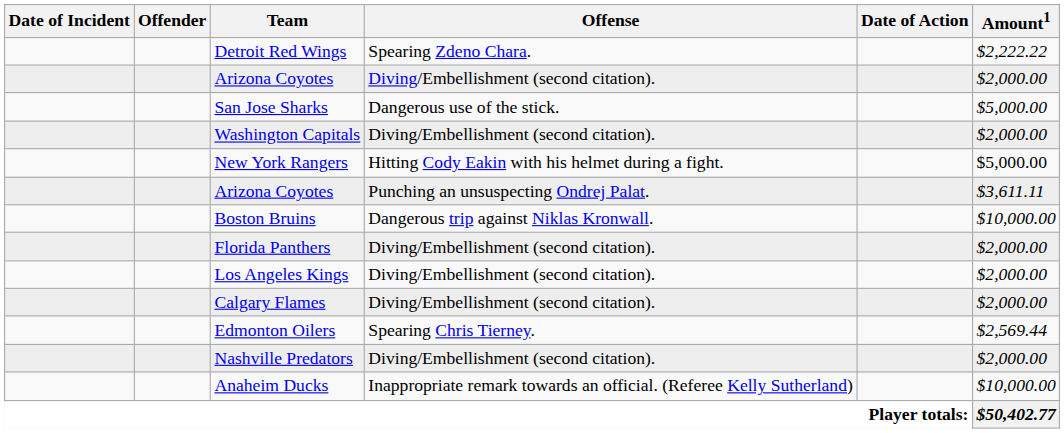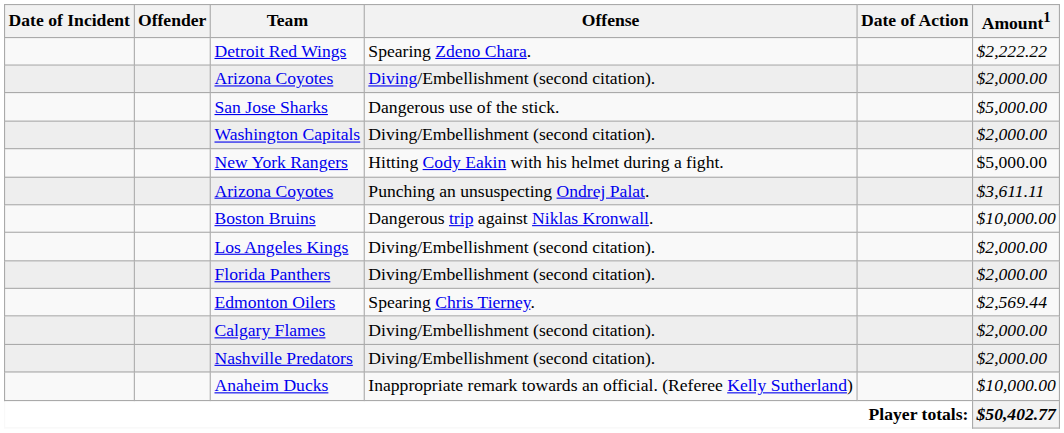rows swapped: (272, 246) <-> (281, 274)
rows swapped: (270, 302) <-> (275, 330)
